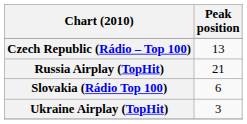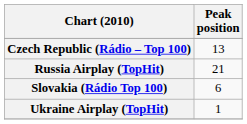(218, 108) 3 -> (218, 108) 1
